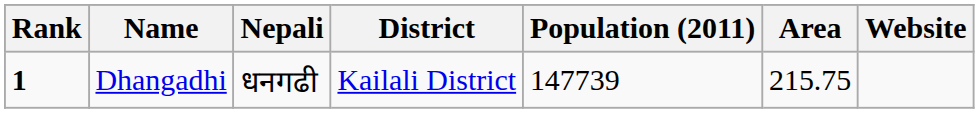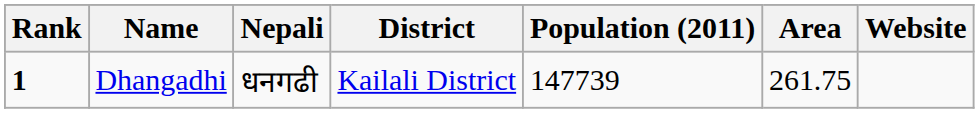(810, 79) 215.75 -> (810, 79) 261.75
